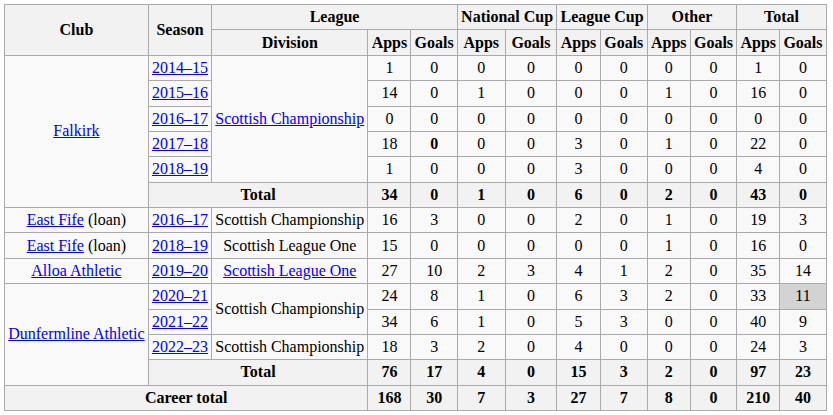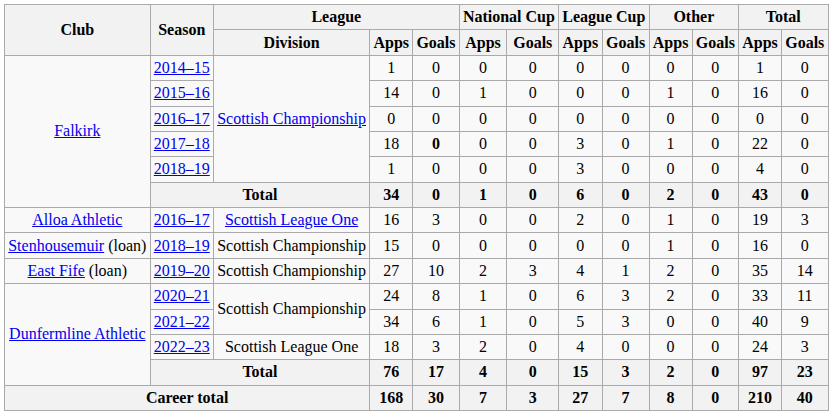(76, 220) East Fife (loan) -> (77, 220) Alloa Athletic
(290, 220) Scottish Championship -> (292, 220) Scottish League One
(76, 245) East Fife (loan) -> (77, 245) Stenhousemuir (loan)
(290, 245) Scottish League One -> (292, 245) Scottish Championship
(76, 270) Alloa Athletic -> (77, 270) East Fife (loan)
(290, 270) Scottish League One -> (292, 270) Scottish Championship
(803, 296) lightgrey background -> (805, 296) no background
(290, 347) Scottish Championship -> (292, 347) Scottish League One
